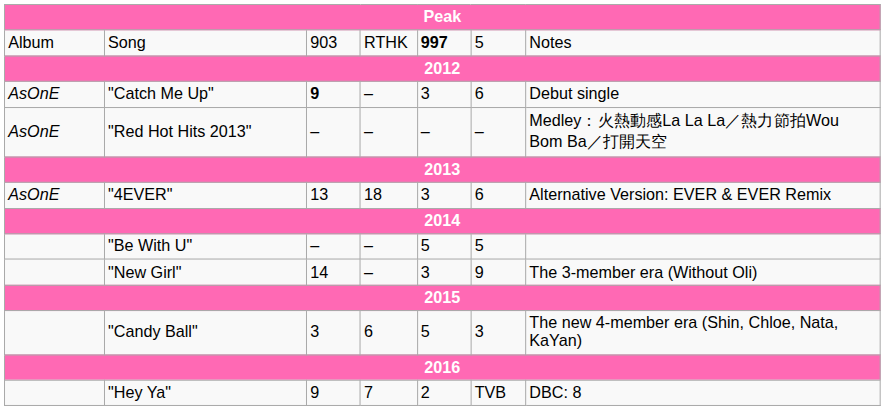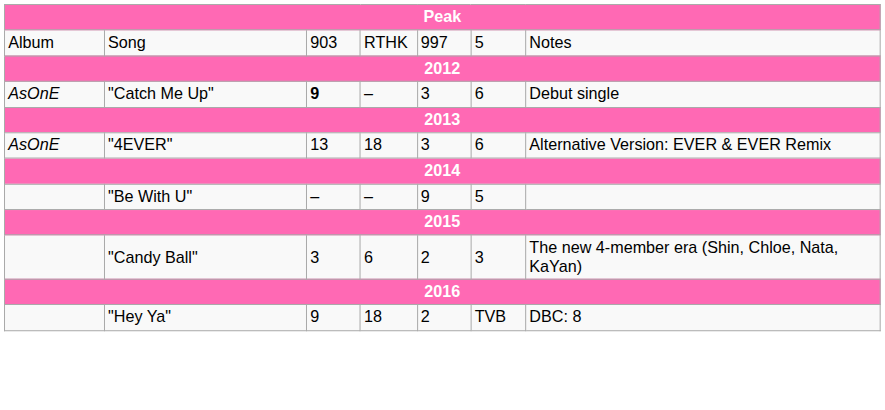(434, 42) bold -> (434, 42) normal
- row: (180, 131)
(425, 246) 5 -> (425, 196) 9
- row: (145, 272)
(425, 332) 5 -> (425, 257) 2
(369, 392) 7 -> (373, 317) 18
